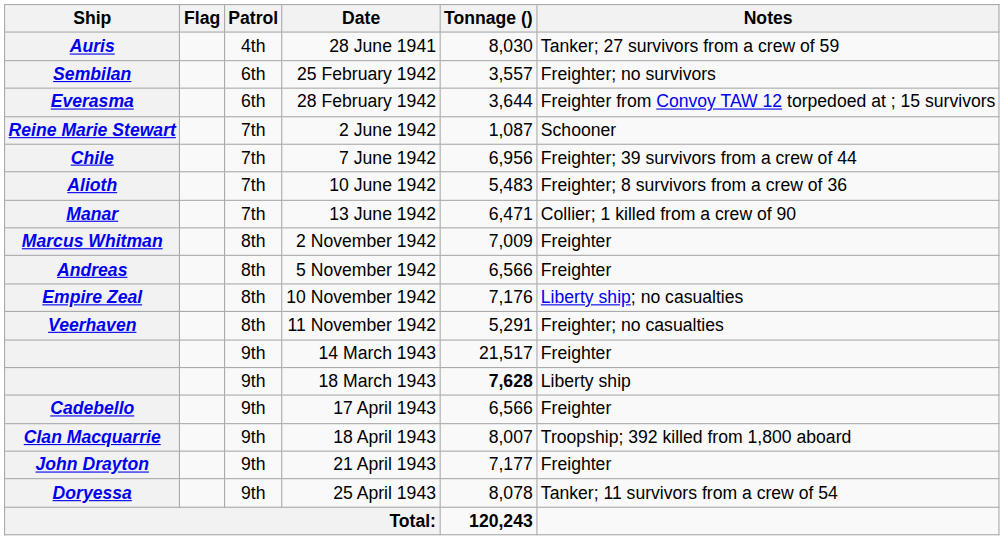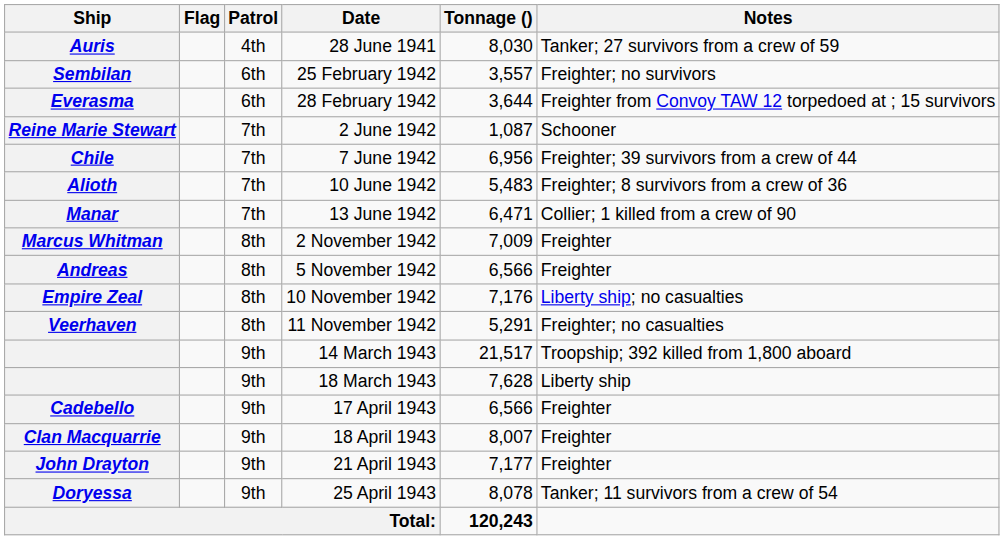(576, 353) Freighter -> (696, 353) Troopship; 392 killed from 1,800 aboard
(511, 381) bold -> (511, 381) normal
(696, 437) Troopship; 392 killed from 1,800 aboard -> (576, 437) Freighter
